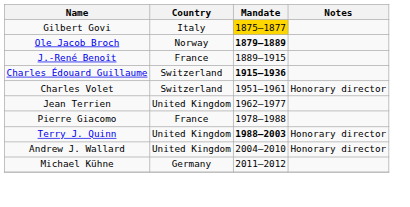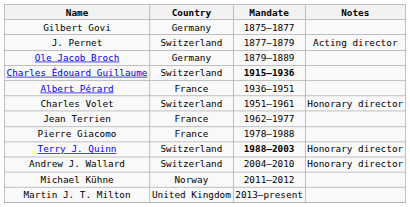(191, 27) Italy -> (191, 27) Germany
(261, 27) gold background -> (269, 27) no background
+ row: (77, 42)
(191, 42) Norway -> (191, 58) Germany
(261, 42) bold -> (269, 58) normal
- row: (77, 58)
+ row: (77, 88)
(191, 104) United Kingdom -> (191, 119) France
(191, 134) United Kingdom -> (191, 149) Switzerland
(191, 149) United Kingdom -> (191, 165) Switzerland
(191, 165) Germany -> (191, 180) Norway
+ row: (77, 195)
